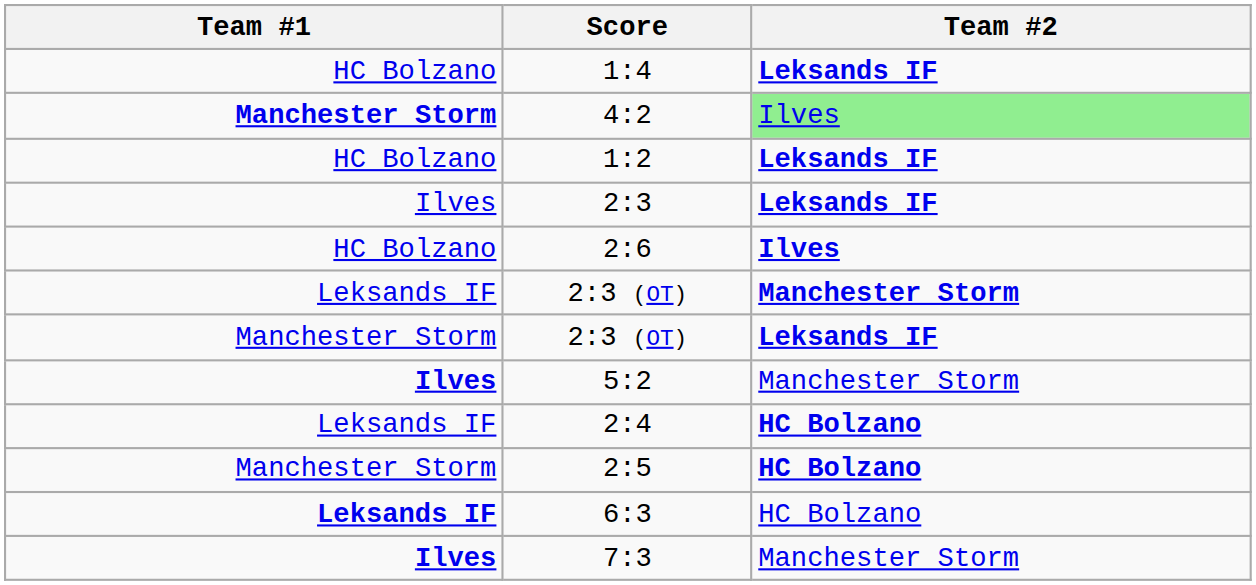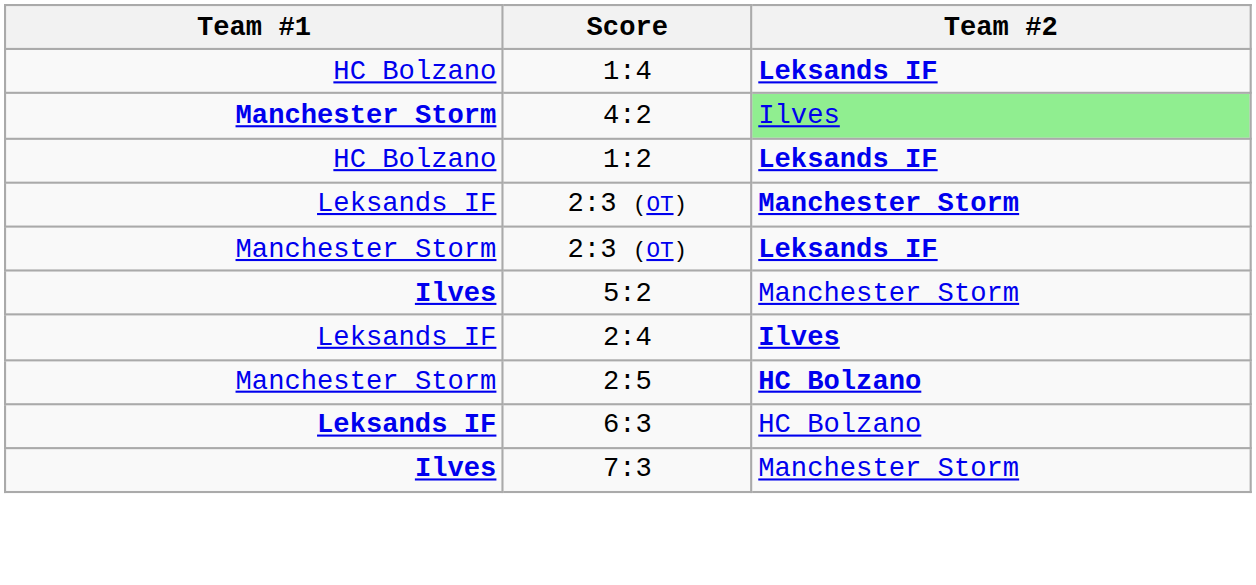- row: (456, 204)
- row: (415, 249)
(840, 426) HC Bolzano -> (799, 337) Ilves
